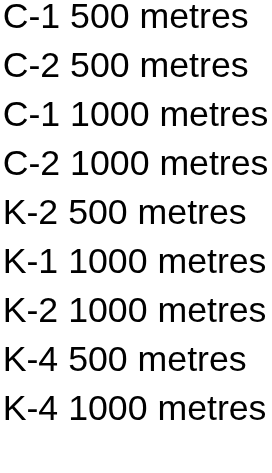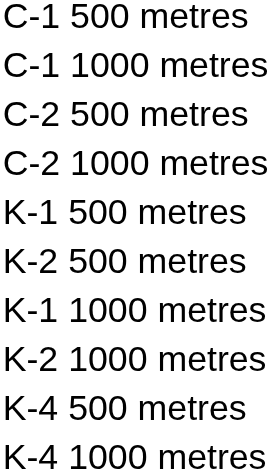rows swapped: (126, 65) <-> (136, 114)
+ row: (125, 212)
